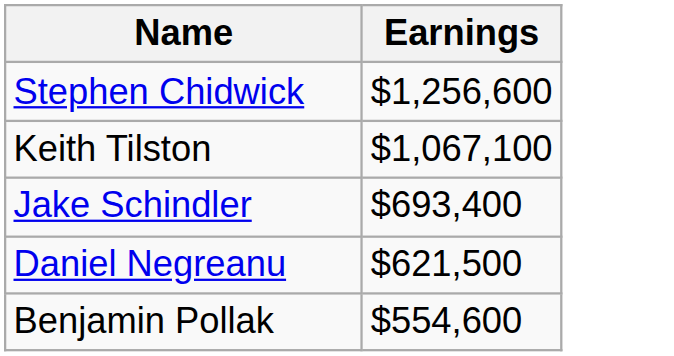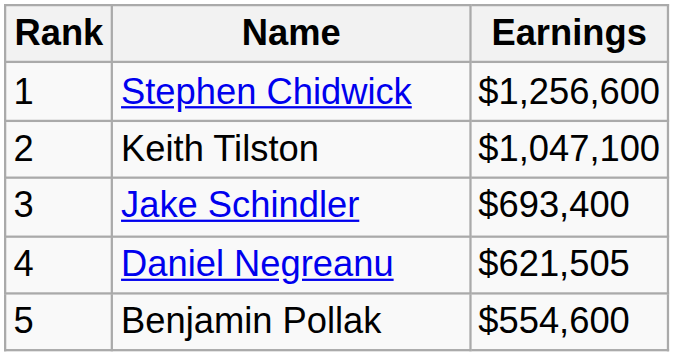+ column: (59, 33)
(462, 148) $1,067,100 -> (569, 148) $1,047,100
(446, 263) $621,500 -> (554, 263) $621,505
